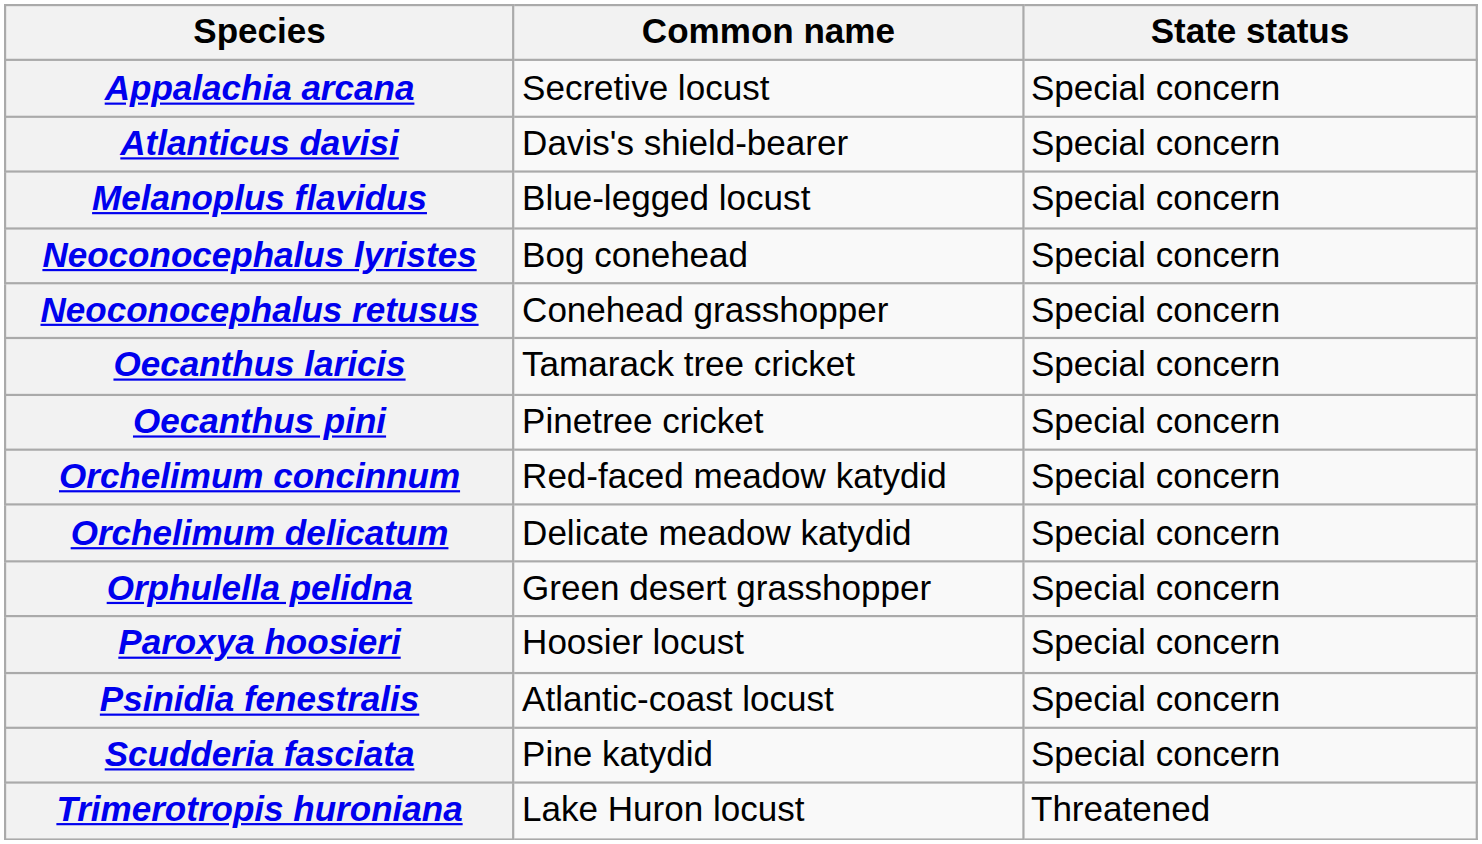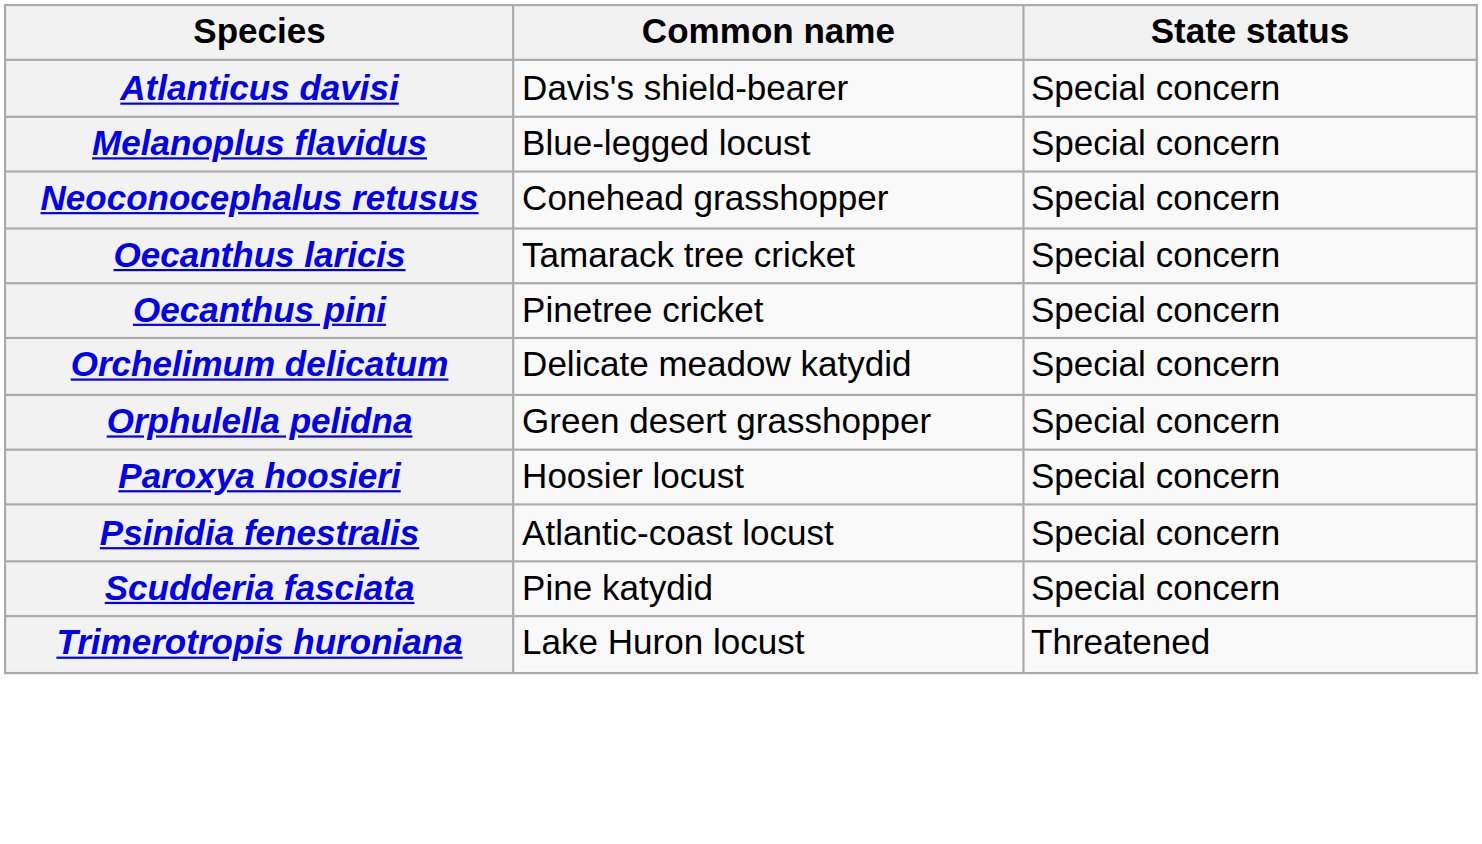- row: (260, 87)
- row: (260, 254)
- row: (260, 476)
